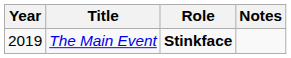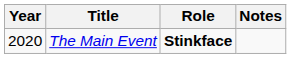(25, 41) 2019 -> (25, 41) 2020
